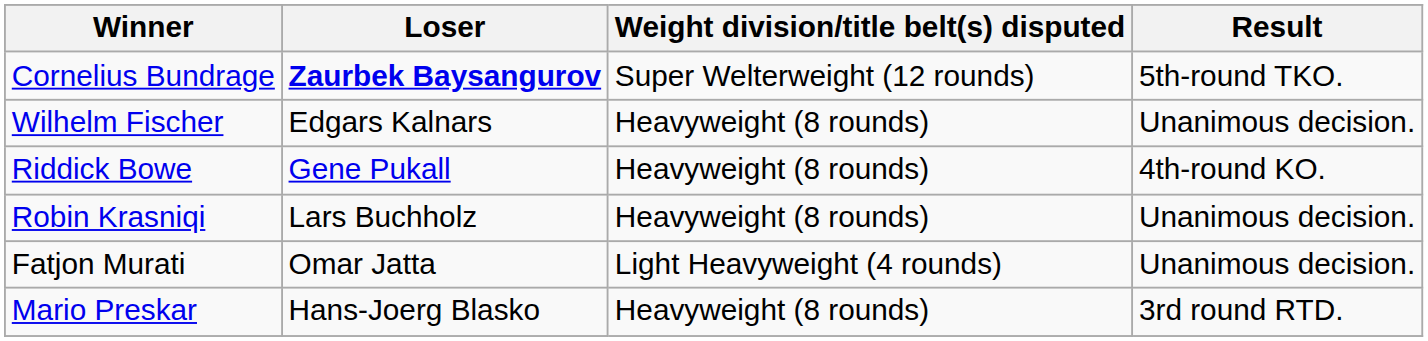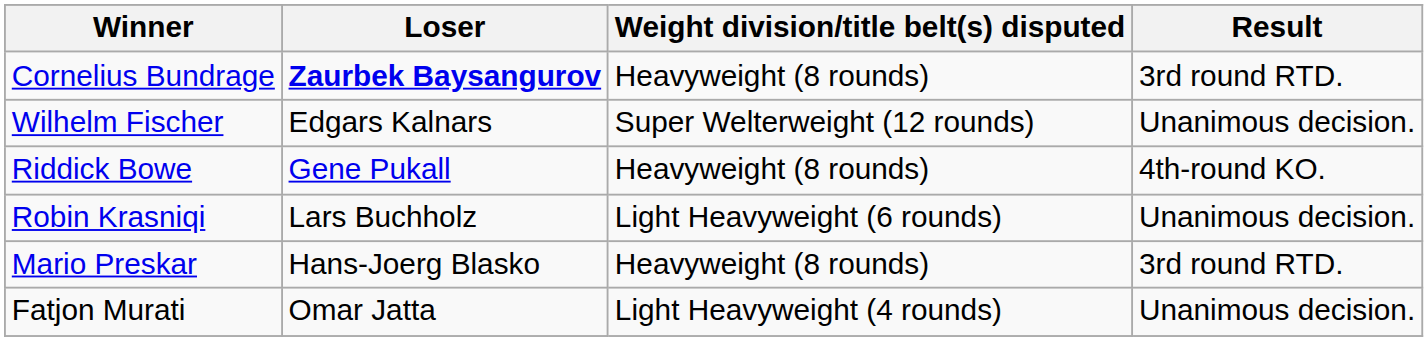(825, 75) Super Welterweight (12 rounds) -> (772, 75) Heavyweight (8 rounds)
(1241, 75) 5th-round TKO. -> (1241, 75) 3rd round RTD.
(772, 122) Heavyweight (8 rounds) -> (825, 122) Super Welterweight (12 rounds)
(772, 216) Heavyweight (8 rounds) -> (808, 216) Light Heavyweight (6 rounds)
rows swapped: (104, 311) <-> (99, 264)
